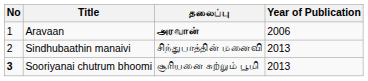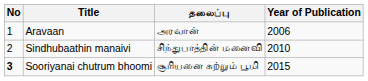(178, 30) bold -> (178, 30) normal
(279, 48) 2013 -> (279, 48) 2010
(279, 66) 2013 -> (279, 66) 2015
